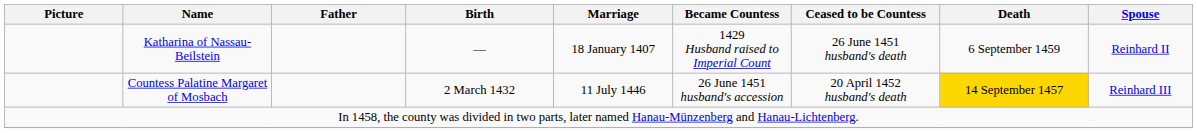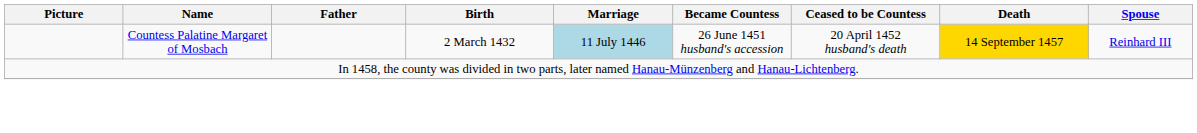- row: (197, 48)
(613, 90) no background -> (613, 41) lightblue background
